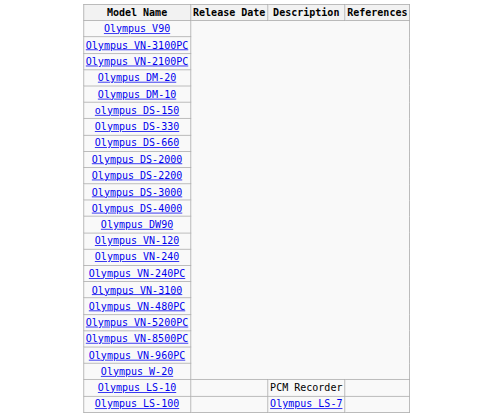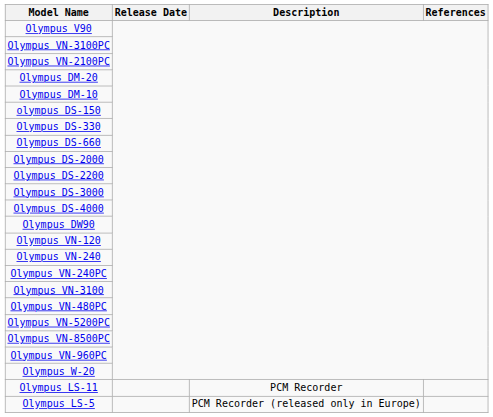- row: (137, 388)
+ row: (59, 388)
+ row: (59, 404)
- row: (137, 404)
